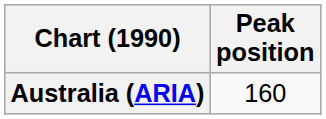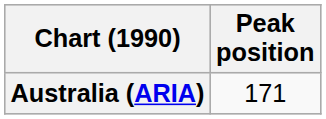(265, 93) 160 -> (265, 93) 171
